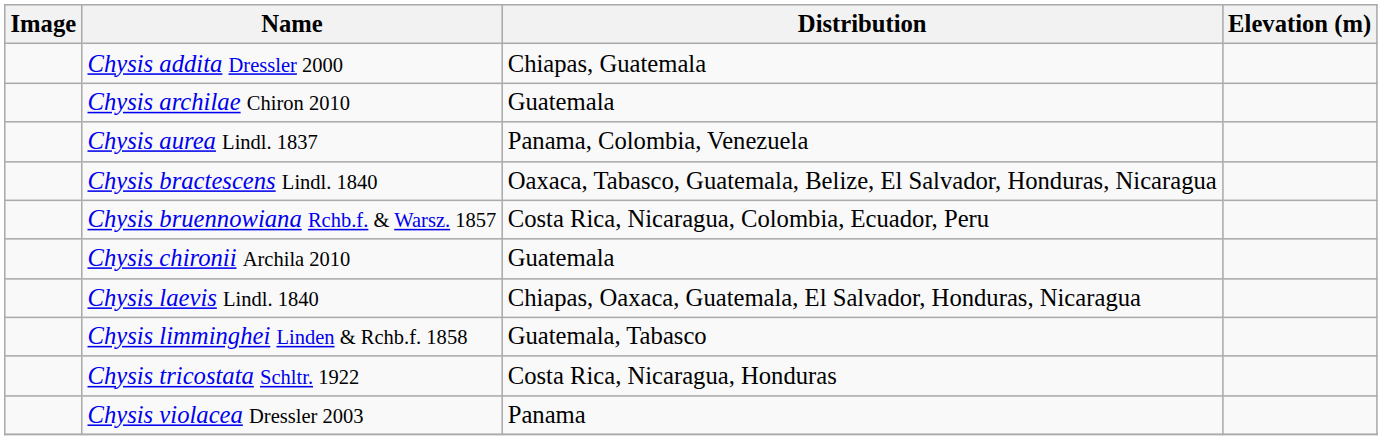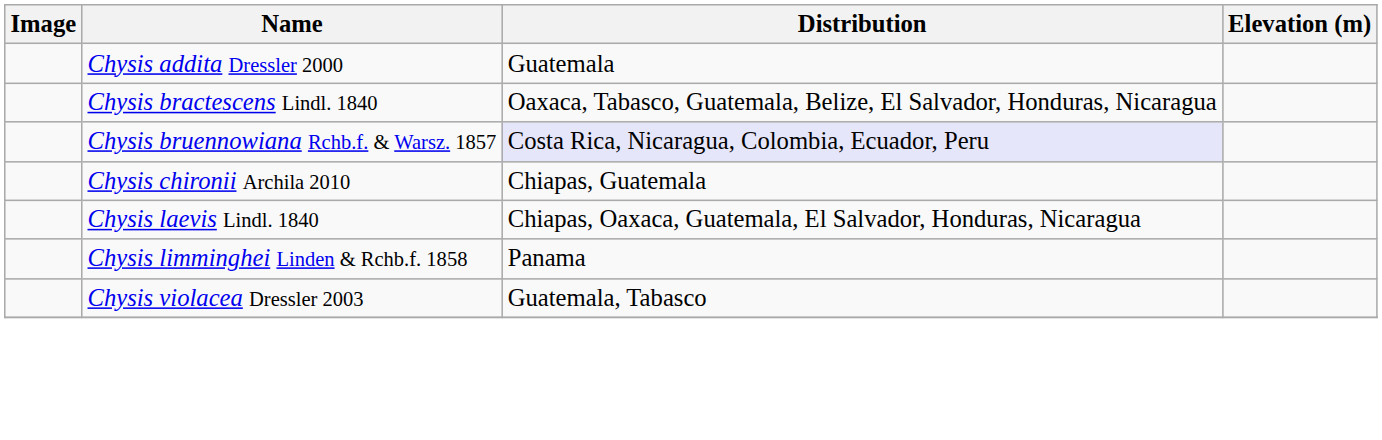(607, 63) Chiapas, Guatemala -> (561, 63) Guatemala
- row: (219, 102)
- row: (203, 141)
(748, 219) no background -> (748, 141) lavender background
(561, 258) Guatemala -> (607, 180) Chiapas, Guatemala
(607, 336) Guatemala, Tabasco -> (547, 258) Panama
- row: (223, 375)
(547, 414) Panama -> (607, 297) Guatemala, Tabasco
